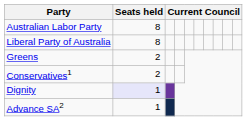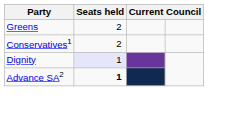- row: (54, 27)
- row: (59, 42)
(159, 107) normal -> (120, 76) bold
